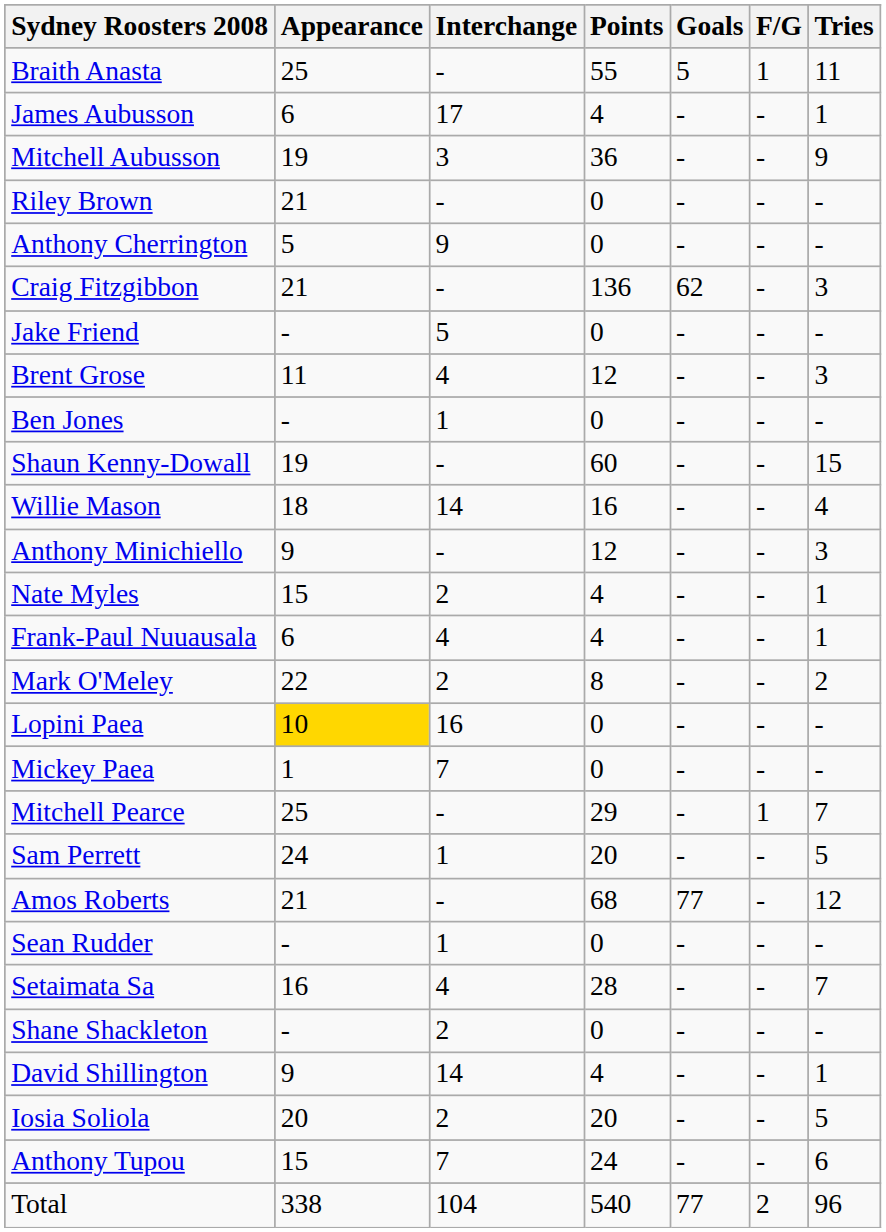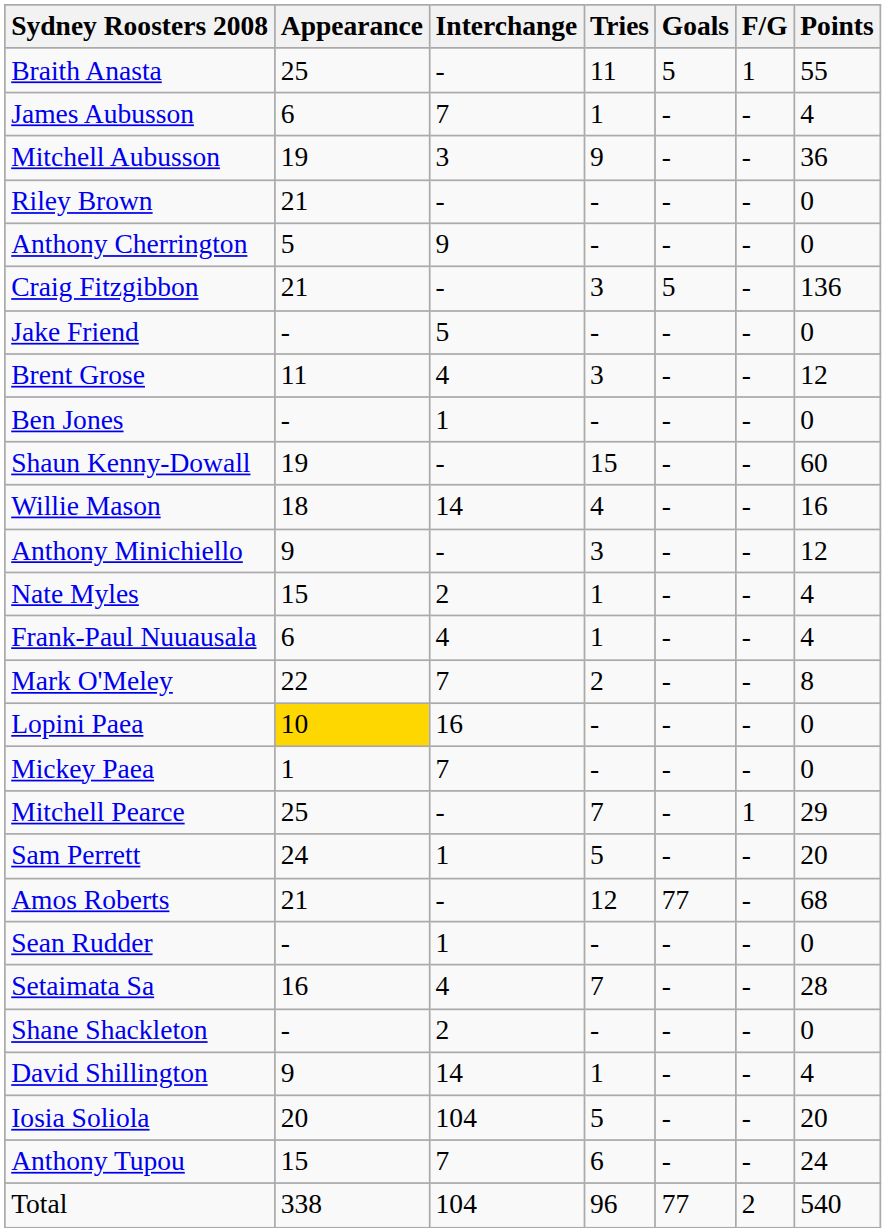columns swapped: (844, 26) <-> (627, 26)
(449, 113) 17 -> (442, 113) 7
(690, 288) 62 -> (669, 288) 5
(442, 680) 2 -> (442, 680) 7
(442, 1117) 2 -> (456, 1117) 104
